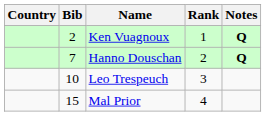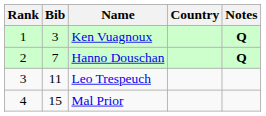columns swapped: (203, 15) <-> (32, 15)
(72, 36) 2 -> (55, 36) 3
(72, 79) 10 -> (55, 79) 11
